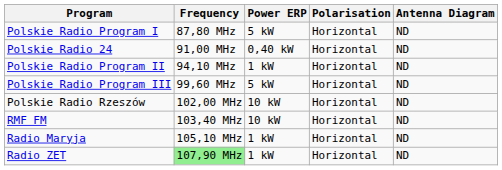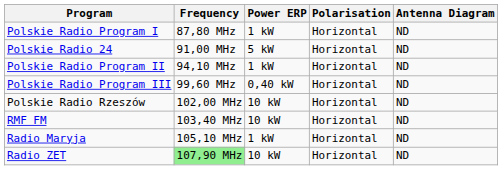(261, 31) 5 kW -> (261, 31) 1 kW
(271, 49) 0,40 kW -> (261, 49) 5 kW
(261, 85) 5 kW -> (271, 85) 0,40 kW
(261, 156) 1 kW -> (264, 156) 10 kW
